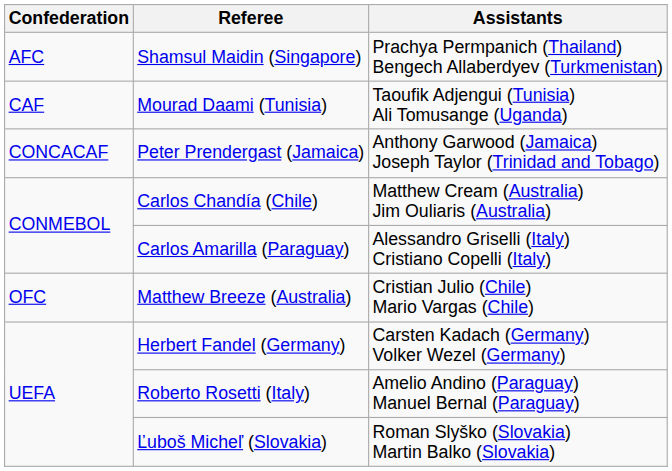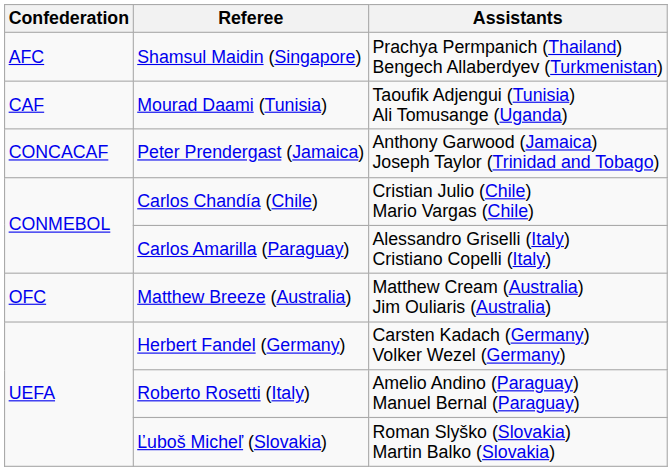(478, 201) Matthew Cream (Australia) Jim Ouliaris (Australia) -> (453, 201) Cristian Julio (Chile) Mario Vargas (Chile)
(453, 297) Cristian Julio (Chile) Mario Vargas (Chile) -> (478, 297) Matthew Cream (Australia) Jim Ouliaris (Australia)
